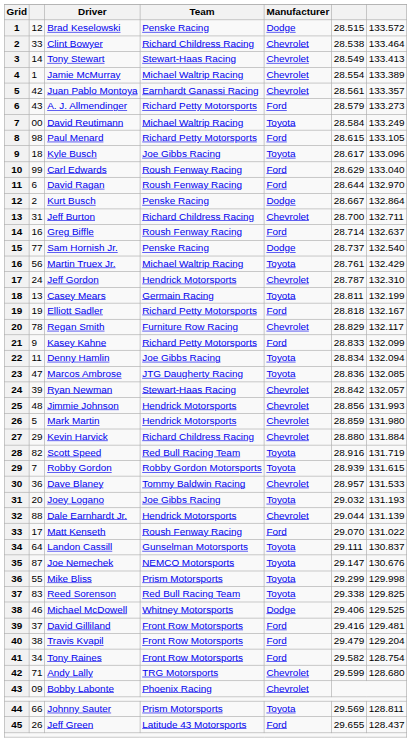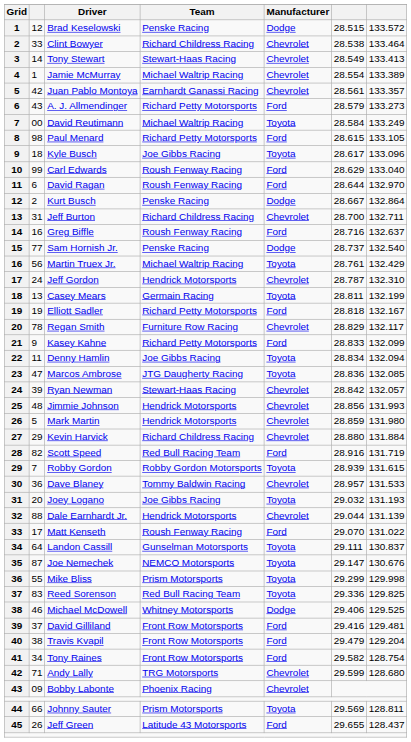(349, 232) 28.714 -> (349, 232) 28.716
(281, 452) Toyota -> (277, 452) Ford
(349, 594) 29.338 -> (349, 594) 29.336
